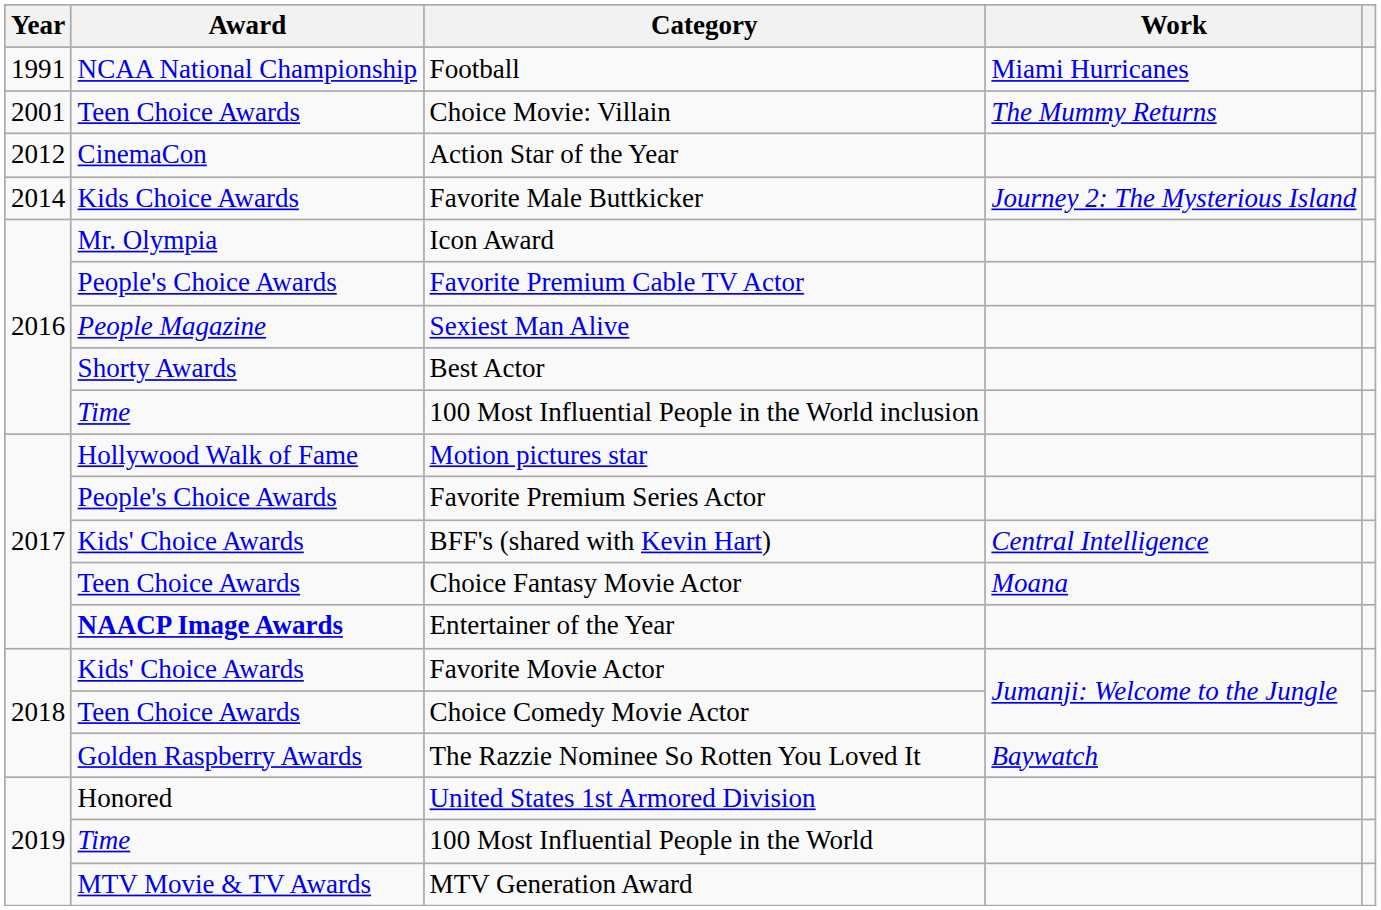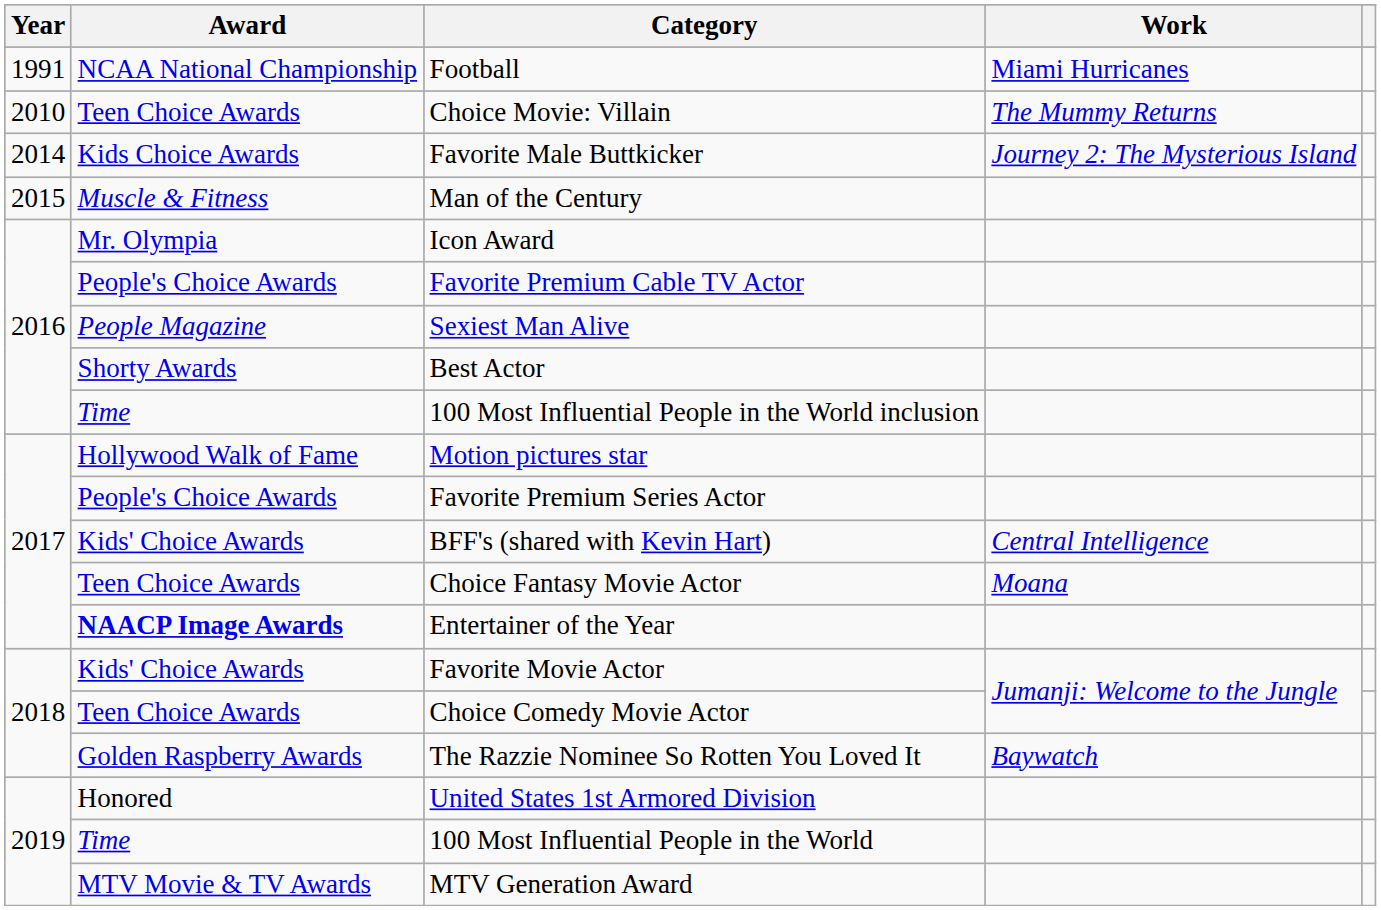(38, 111) 2001 -> (38, 111) 2010
- row: (554, 154)
+ row: (536, 197)
